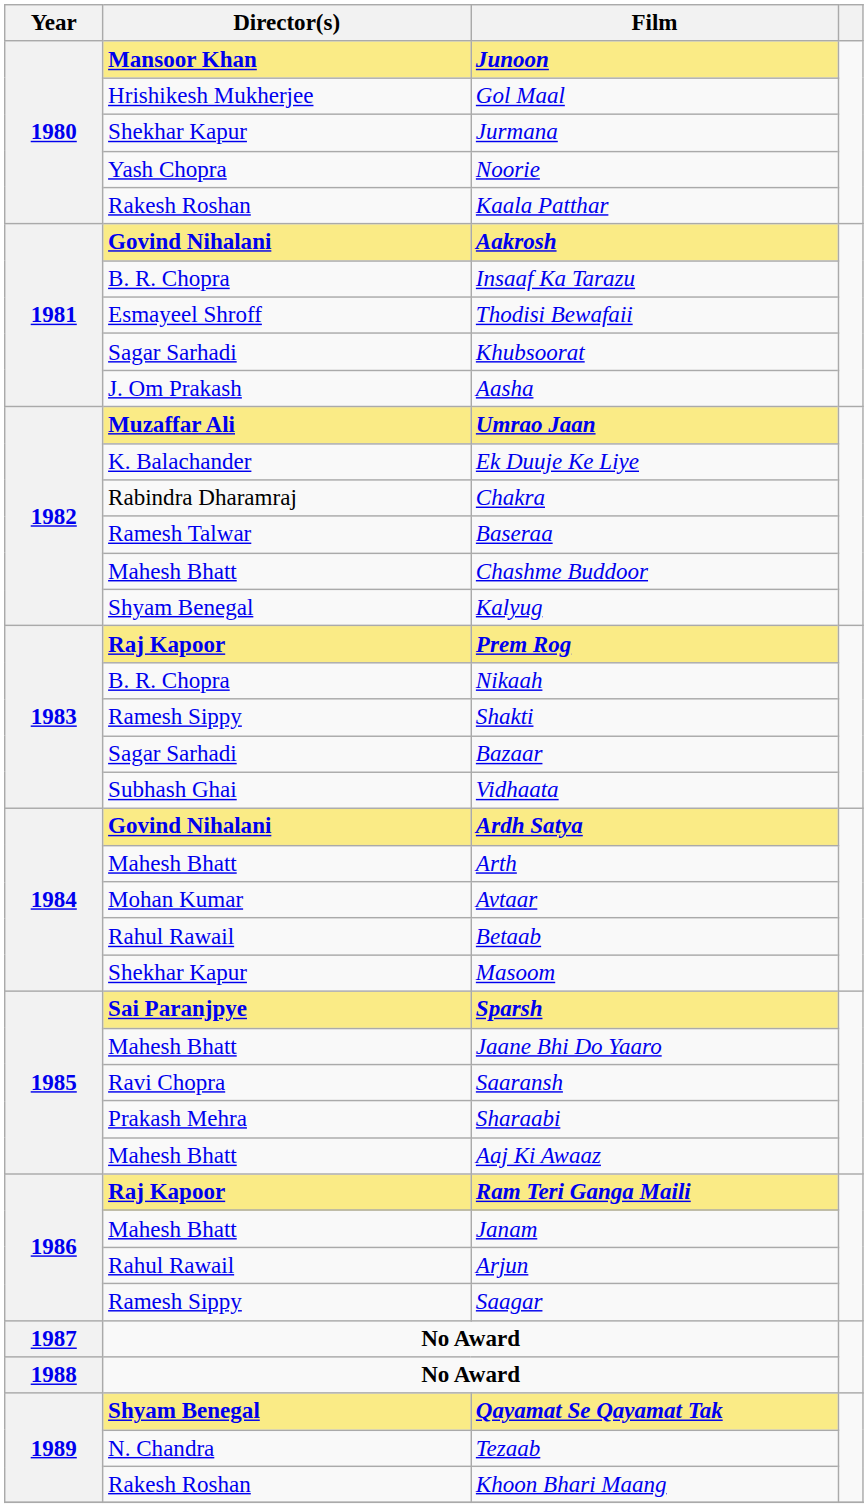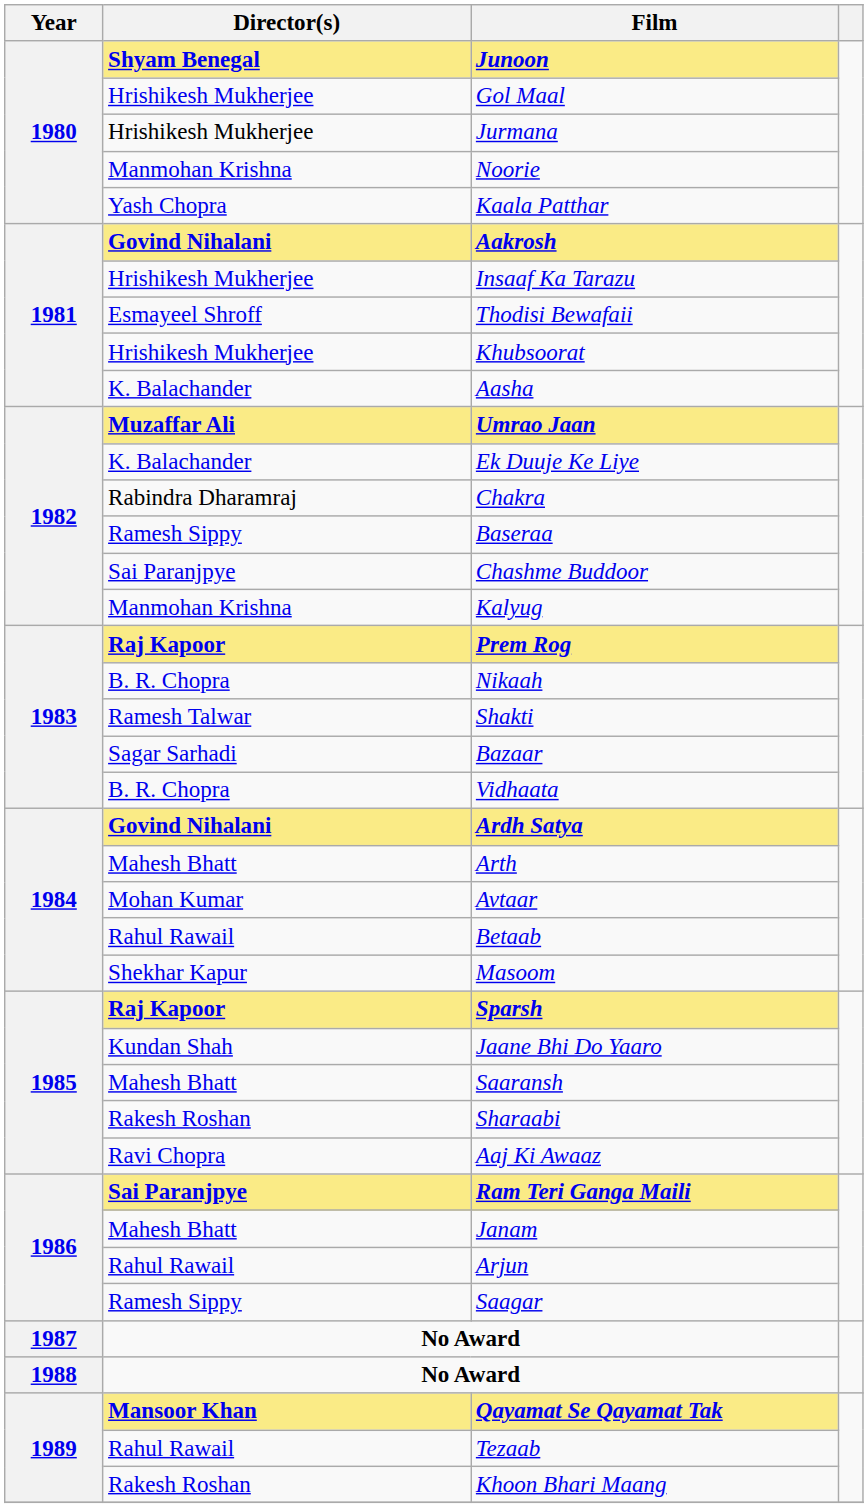(182, 59) Mansoor Khan -> (184, 59) Shyam Benegal
(178, 132) Shekhar Kapur -> (211, 132) Hrishikesh Mukherjee
(167, 168) Yash Chopra -> (200, 168) Manmohan Krishna
(179, 205) Rakesh Roshan -> (167, 205) Yash Chopra
(169, 278) B. R. Chopra -> (211, 278) Hrishikesh Mukherjee
(172, 351) Sagar Sarhadi -> (211, 351) Hrishikesh Mukherjee
(175, 388) J. Om Prakash -> (180, 388) K. Balachander
(180, 534) Ramesh Talwar -> (175, 534) Ramesh Sippy
(172, 570) Mahesh Bhatt -> (172, 570) Sai Paranjpye
(181, 607) Shyam Benegal -> (200, 607) Manmohan Krishna
(175, 717) Ramesh Sippy -> (180, 717) Ramesh Talwar
(172, 790) Subhash Ghai -> (169, 790) B. R. Chopra
(178, 1009) Sai Paranjpye -> (167, 1009) Raj Kapoor
(172, 1045) Mahesh Bhatt -> (170, 1045) Kundan Shah
(167, 1082) Ravi Chopra -> (172, 1082) Mahesh Bhatt
(178, 1118) Prakash Mehra -> (179, 1118) Rakesh Roshan
(172, 1155) Mahesh Bhatt -> (167, 1155) Ravi Chopra
(167, 1192) Raj Kapoor -> (178, 1192) Sai Paranjpye
(184, 1411) Shyam Benegal -> (182, 1411) Mansoor Khan
(161, 1447) N. Chandra -> (171, 1447) Rahul Rawail
